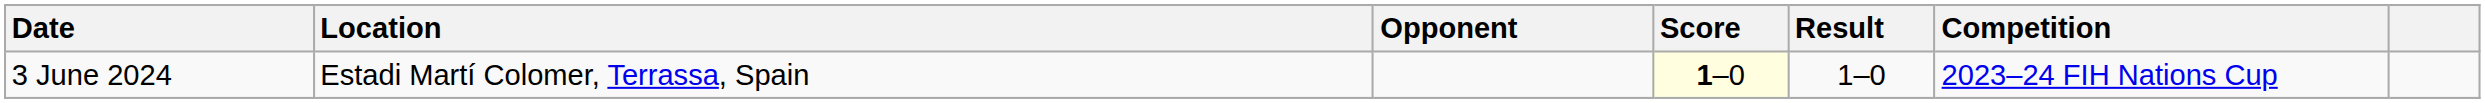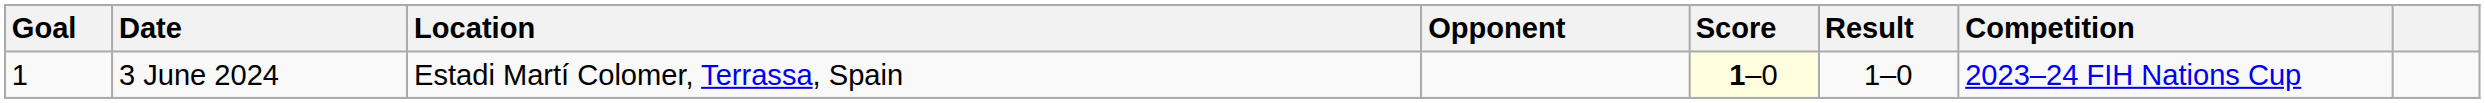+ column: (44, 28)
